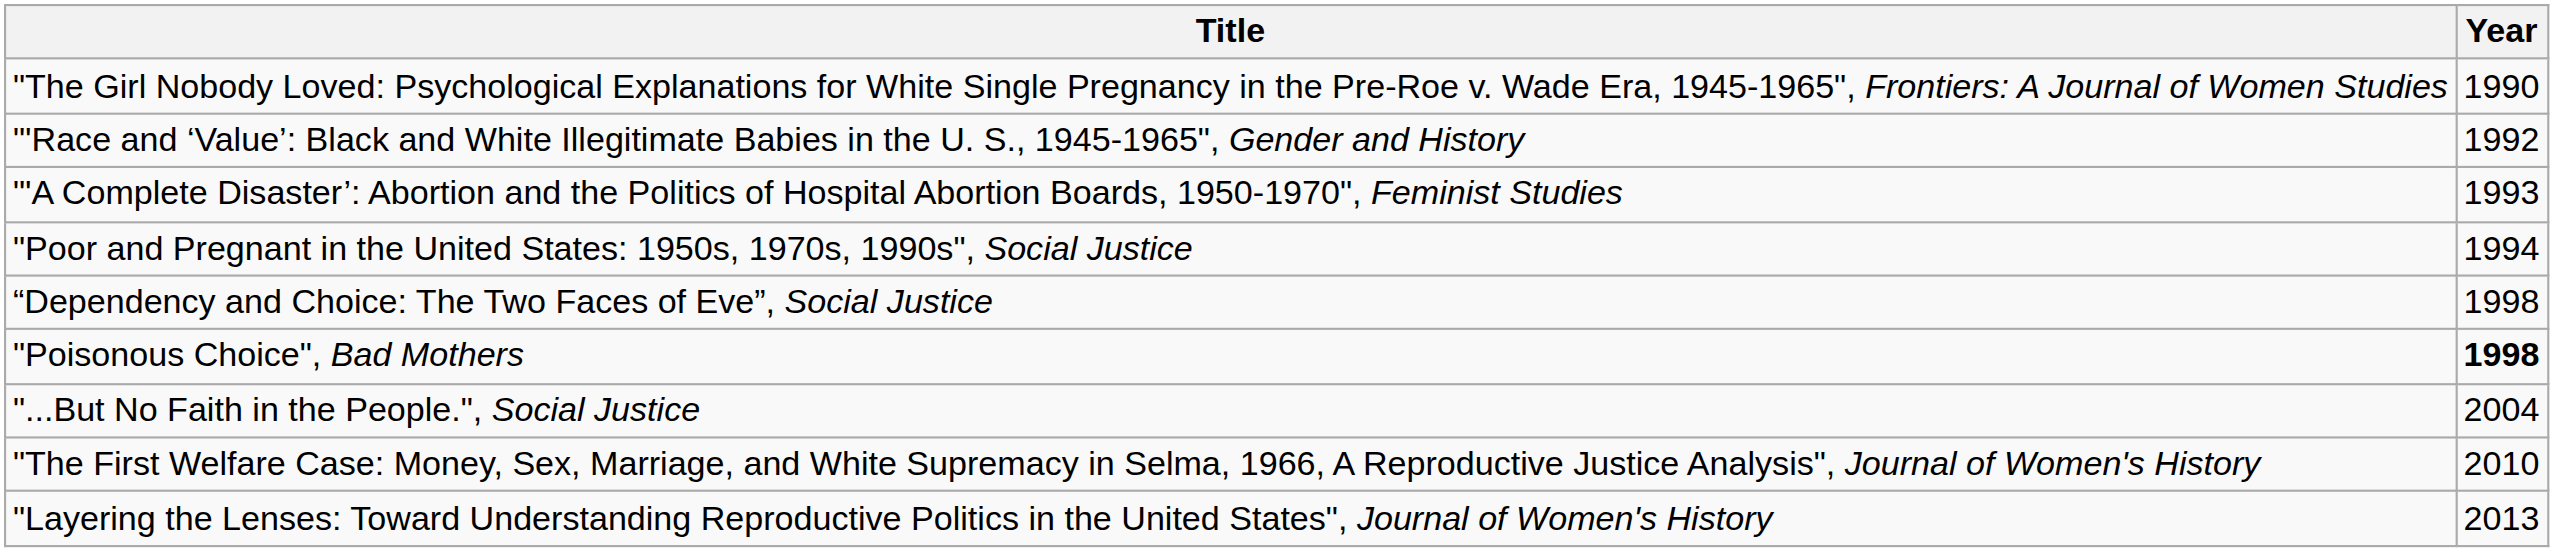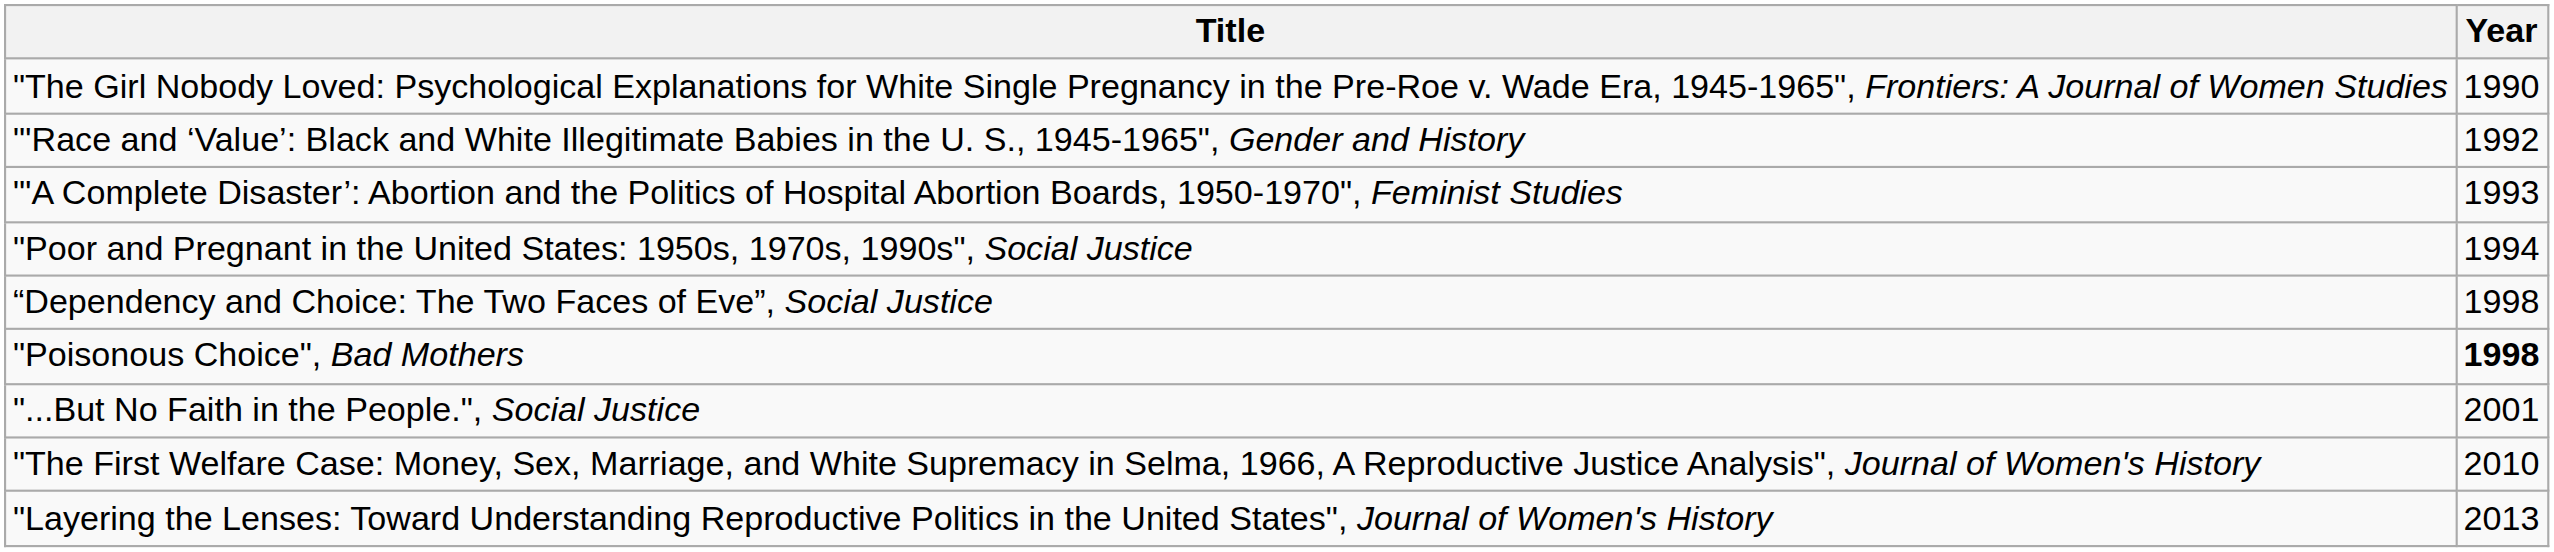(2502, 409) 2004 -> (2502, 409) 2001
